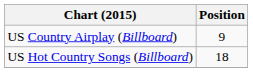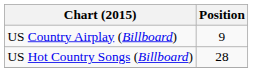(222, 57) 18 -> (222, 57) 28
